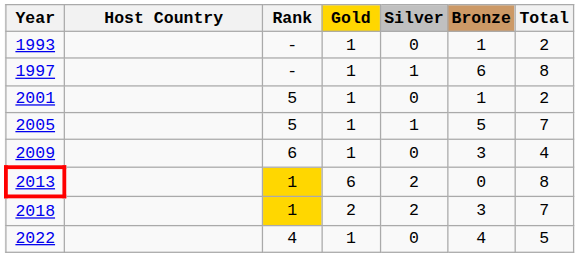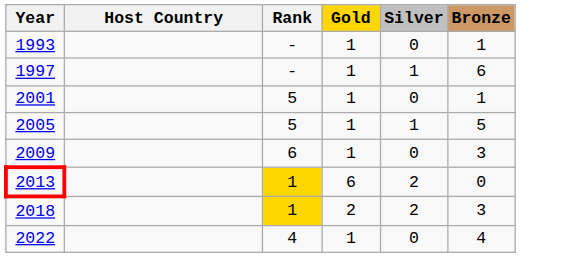- column: (544, 18)
